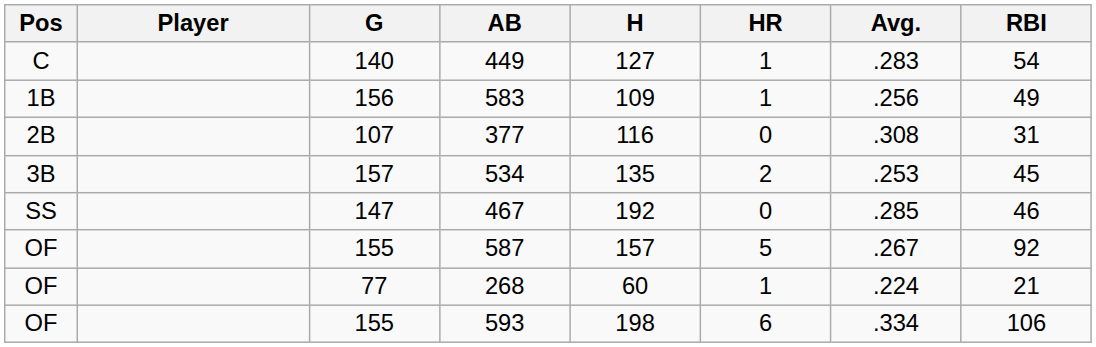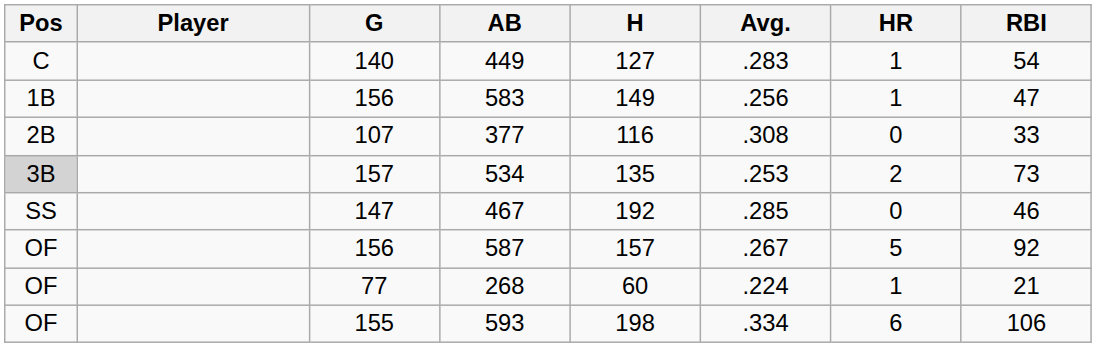columns swapped: (896, 23) <-> (766, 23)
(635, 98) 109 -> (635, 98) 149
(1026, 98) 49 -> (1026, 98) 47
(1026, 135) 31 -> (1026, 135) 33
(41, 173) no background -> (41, 173) lightgrey background
(1026, 173) 45 -> (1026, 173) 73
(374, 248) 155 -> (374, 248) 156
